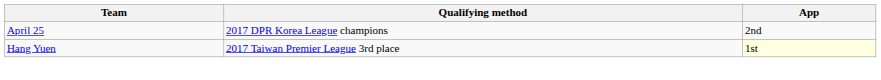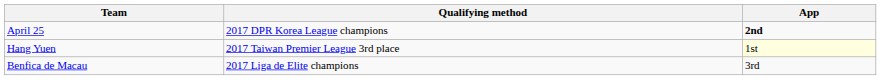(753, 30) normal -> (754, 30) bold
+ row: (47, 65)
